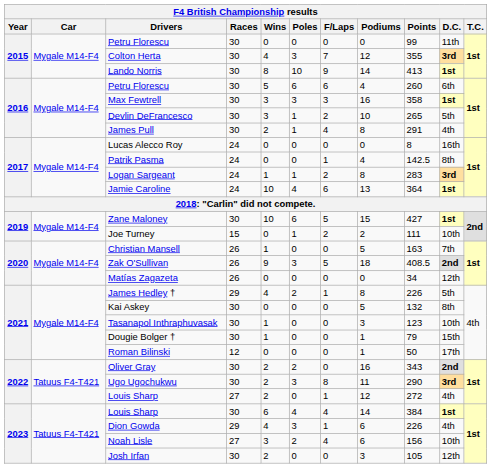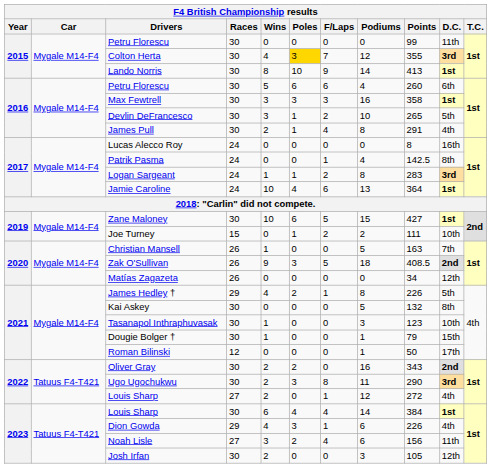(294, 56) no background -> (294, 56) gold background
(451, 440) 10th -> (451, 440) 11th
